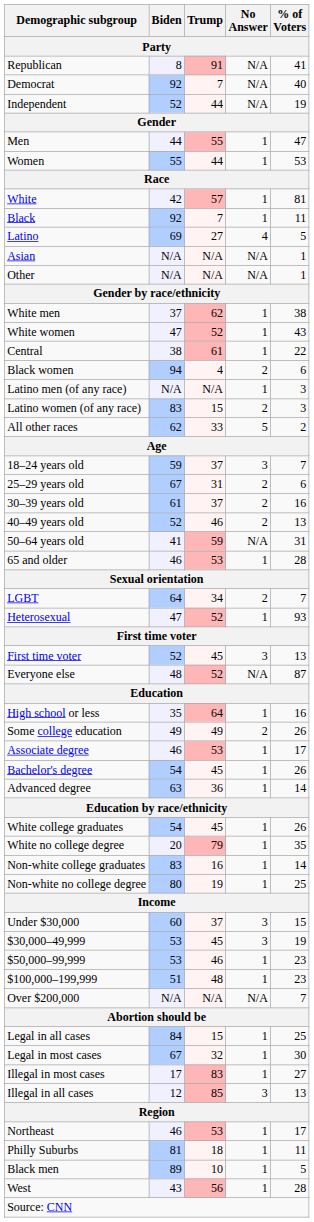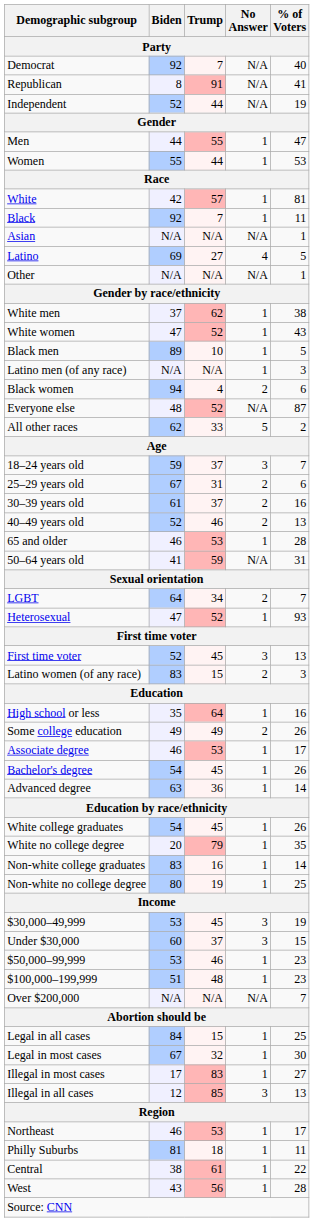rows swapped: (31, 84) <-> (34, 65)
rows swapped: (23, 236) <-> (21, 255)
rows swapped: (33, 1169) <-> (25, 351)
rows swapped: (40, 370) <-> (67, 389)
rows swapped: (74, 408) <-> (41, 674)
rows swapped: (45, 541) <-> (37, 560)
rows swapped: (43, 921) <-> (46, 941)
